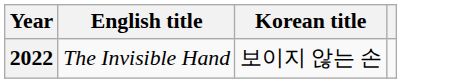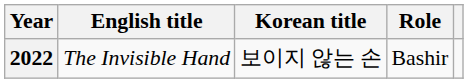+ column: (420, 21)
